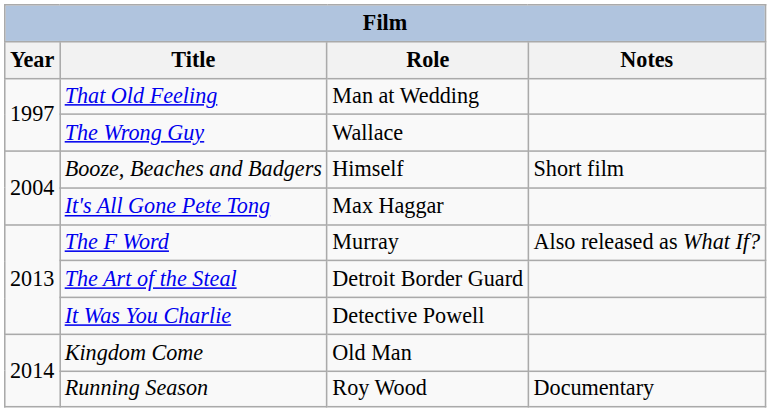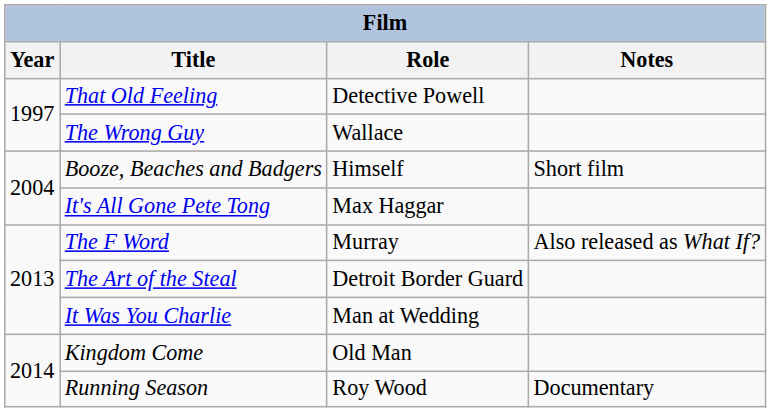(406, 96) Man at Wedding -> (408, 96) Detective Powell
(408, 315) Detective Powell -> (406, 315) Man at Wedding
